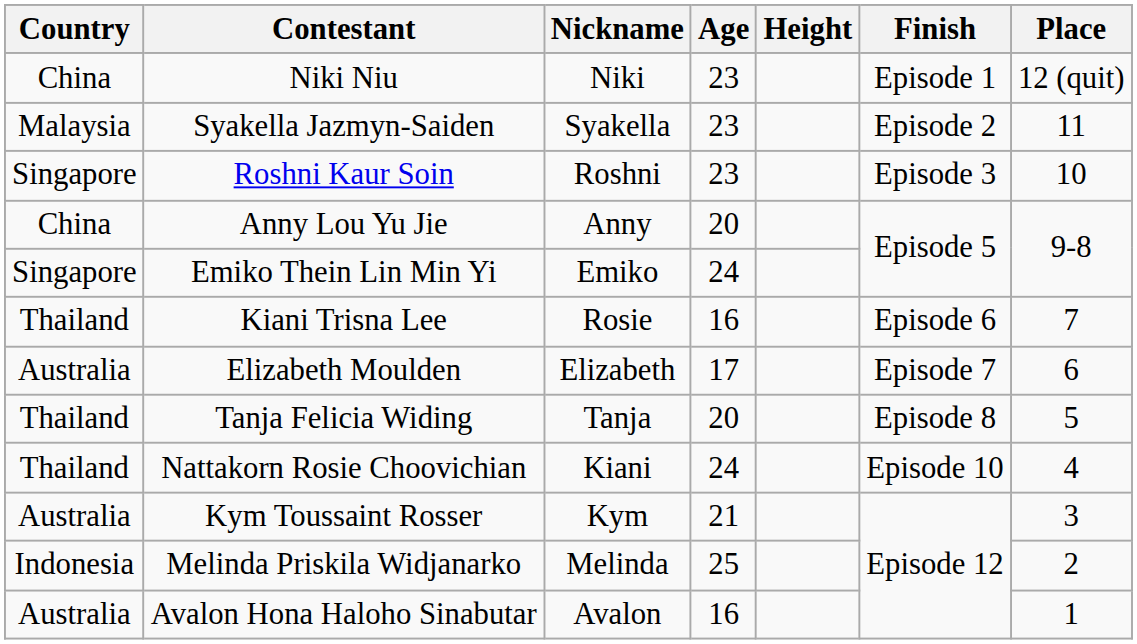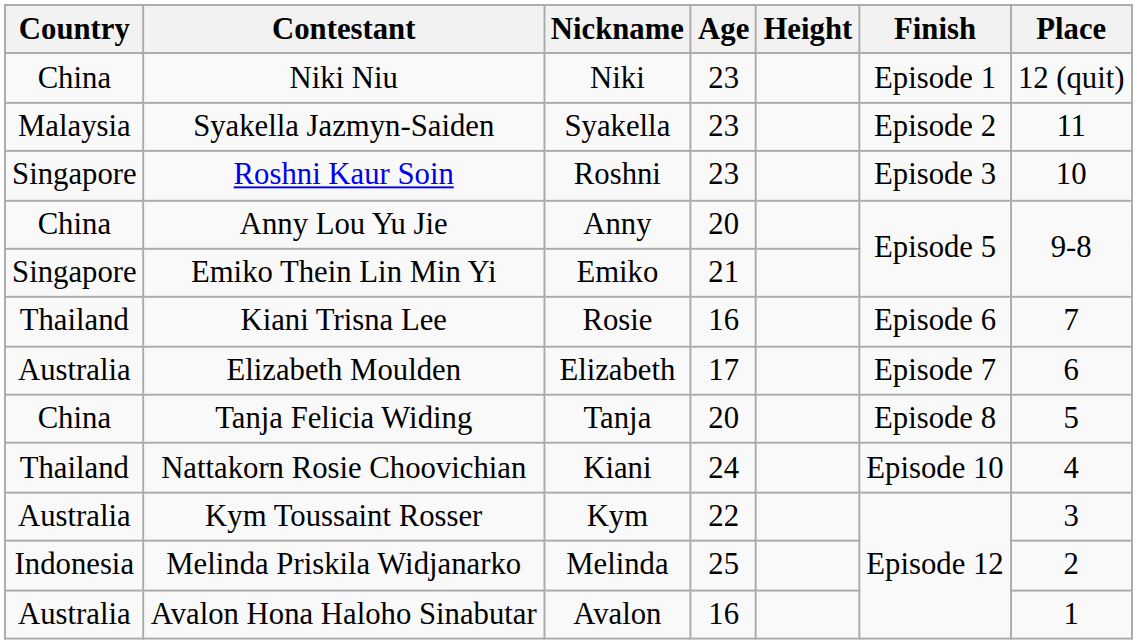(724, 272) 24 -> (724, 272) 21
(74, 418) Thailand -> (74, 418) China
(724, 516) 21 -> (724, 516) 22
